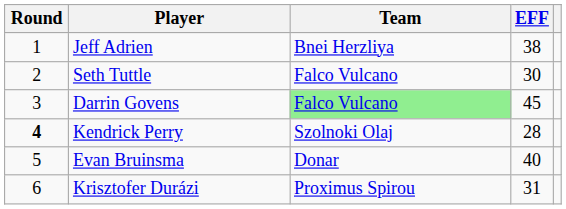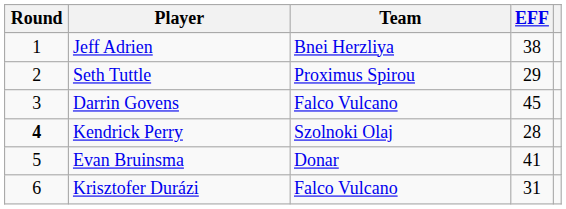(346, 75) Falco Vulcano -> (354, 75) Proximus Spirou
(532, 75) 30 -> (532, 75) 29
(346, 103) lightgreen background -> (346, 103) no background
(532, 160) 40 -> (532, 160) 41
(354, 189) Proximus Spirou -> (346, 189) Falco Vulcano
